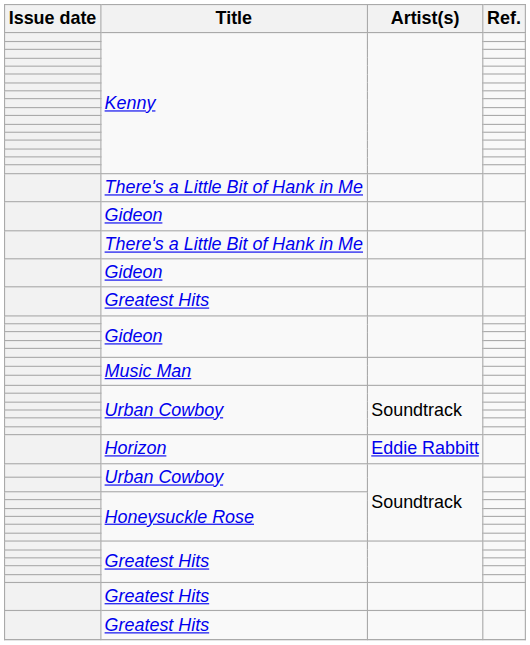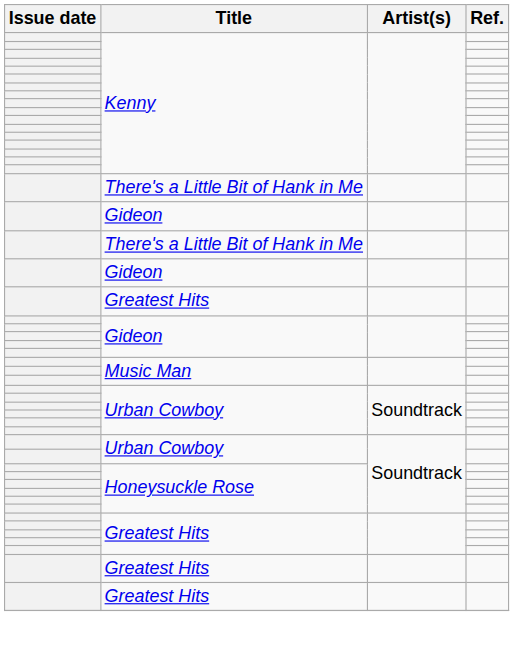- row: (135, 448)
